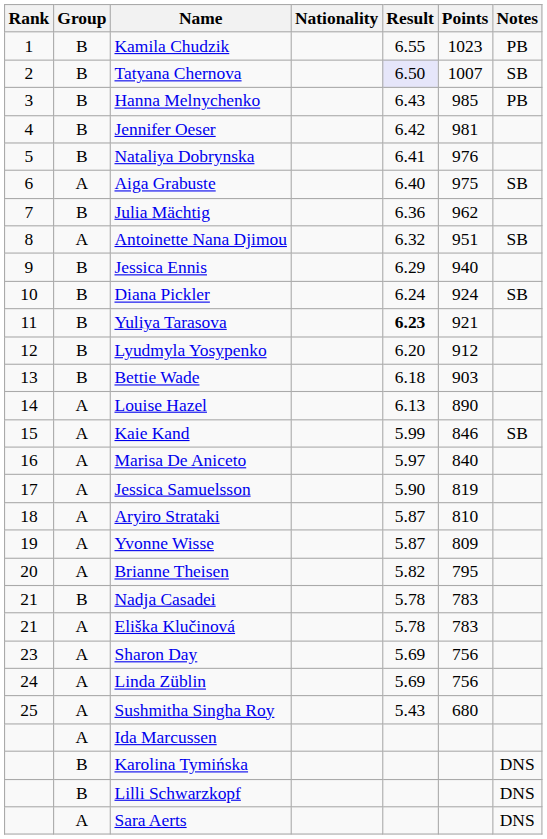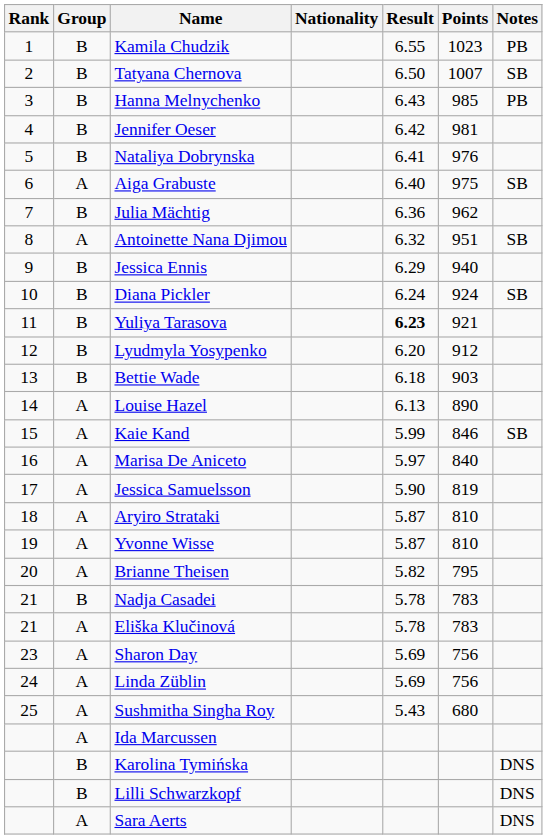(410, 73) lavender background -> (410, 73) no background
(465, 543) 809 -> (465, 543) 810
